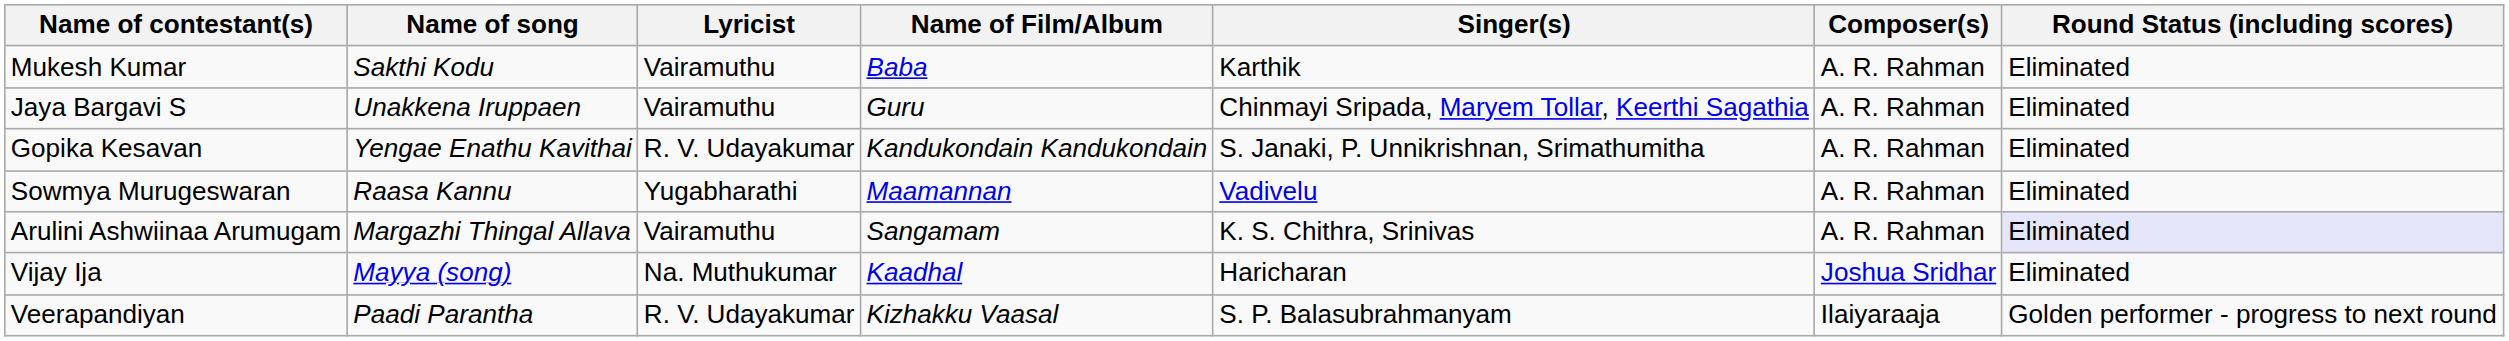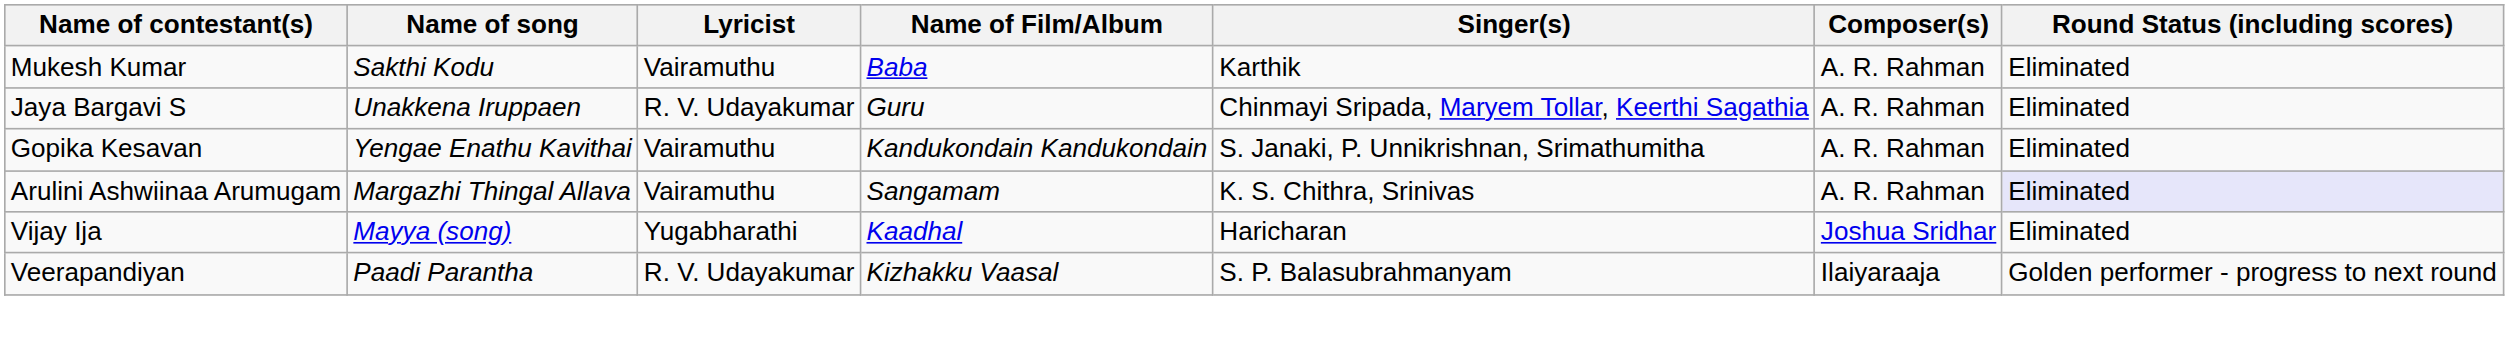(710, 107) Vairamuthu -> (749, 107) R. V. Udayakumar
(749, 149) R. V. Udayakumar -> (710, 149) Vairamuthu
- row: (151, 190)
(740, 273) Na. Muthukumar -> (721, 231) Yugabharathi
